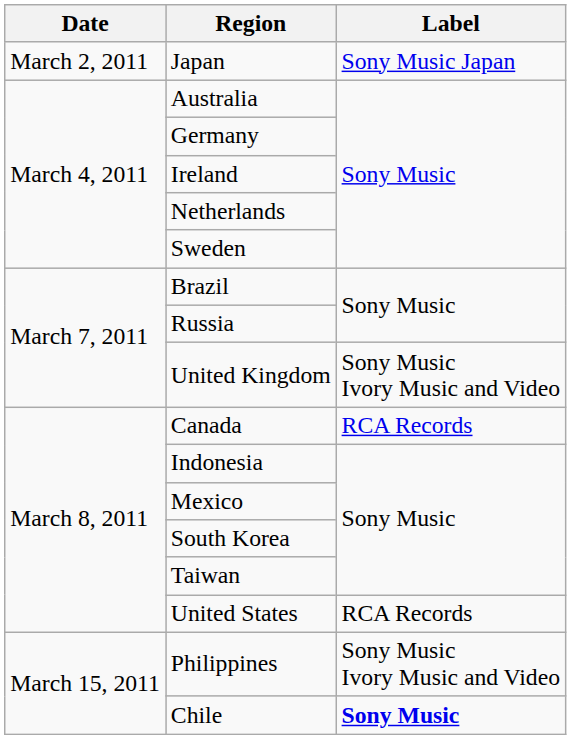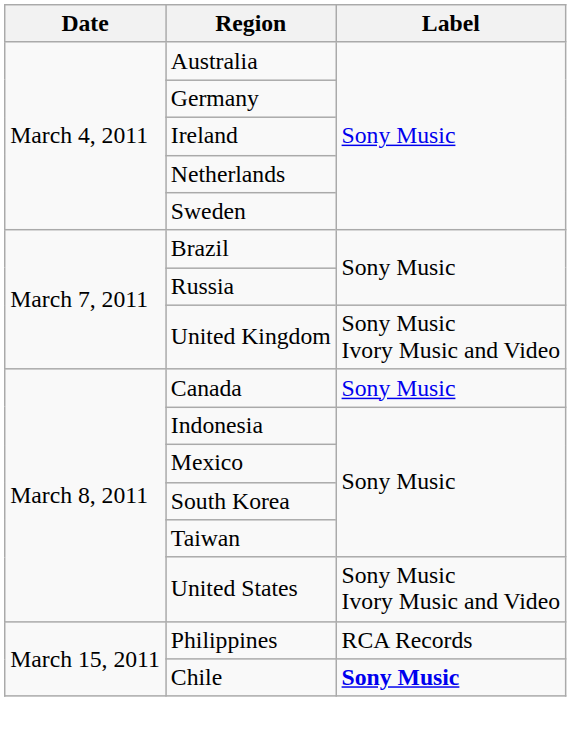- row: (198, 60)
(407, 425) RCA Records -> (399, 387) Sony Music
(407, 613) RCA Records -> (451, 589) Sony Music Ivory Music and Video
(451, 664) Sony Music Ivory Music and Video -> (407, 639) RCA Records
